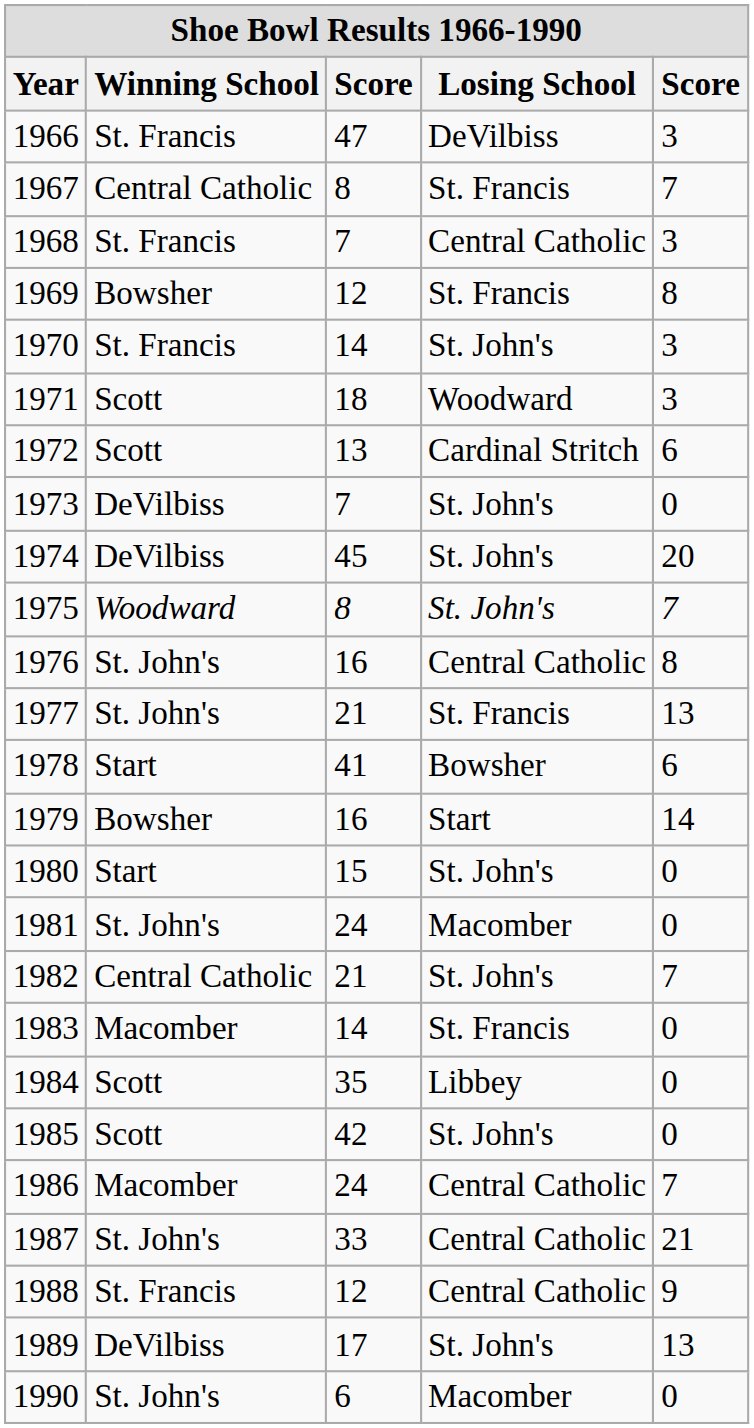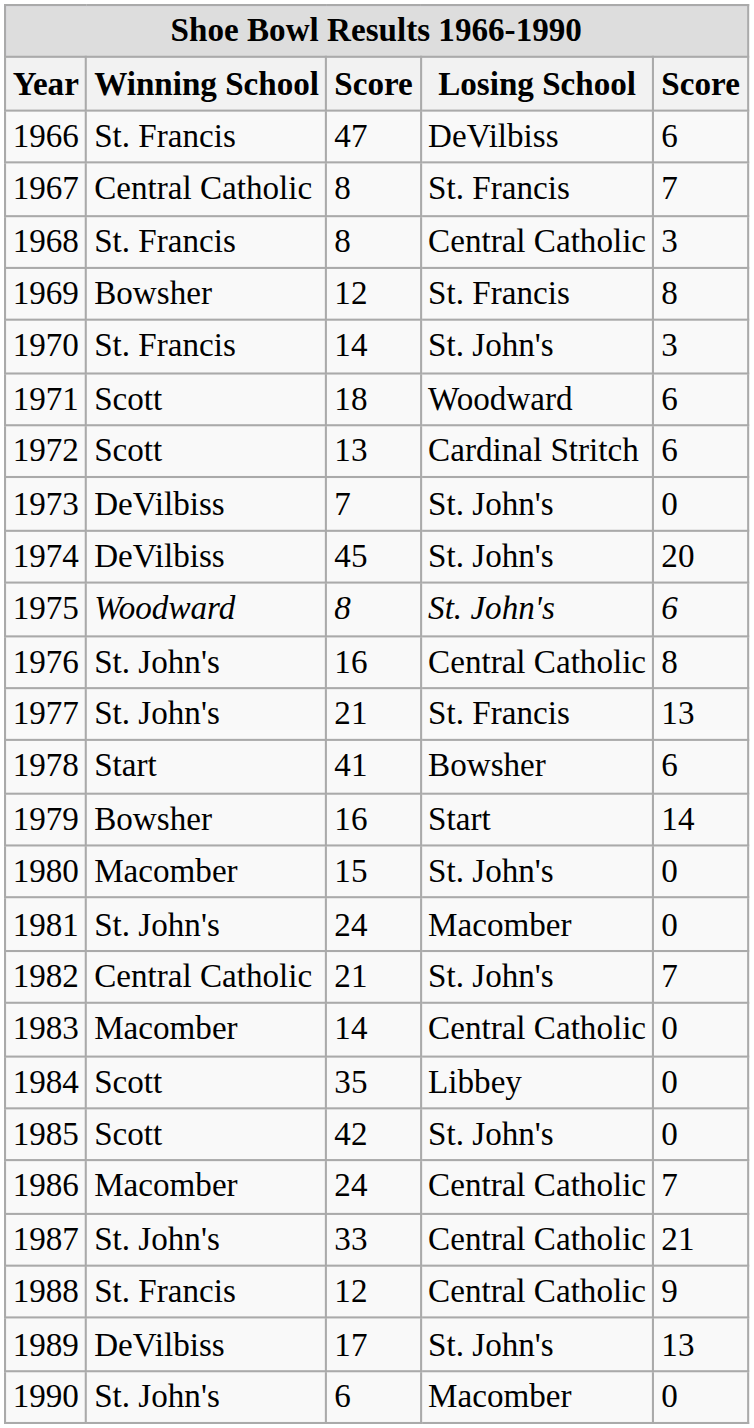(670, 135) 3 -> (670, 135) 6
(343, 240) 7 -> (343, 240) 8
(670, 398) 3 -> (670, 398) 6
(670, 608) 7 -> (670, 608) 6
(125, 871) Start -> (166, 871) Macomber
(499, 1028) St. Francis -> (537, 1028) Central Catholic
